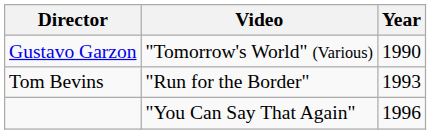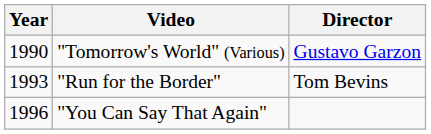columns swapped: (401, 19) <-> (73, 19)
